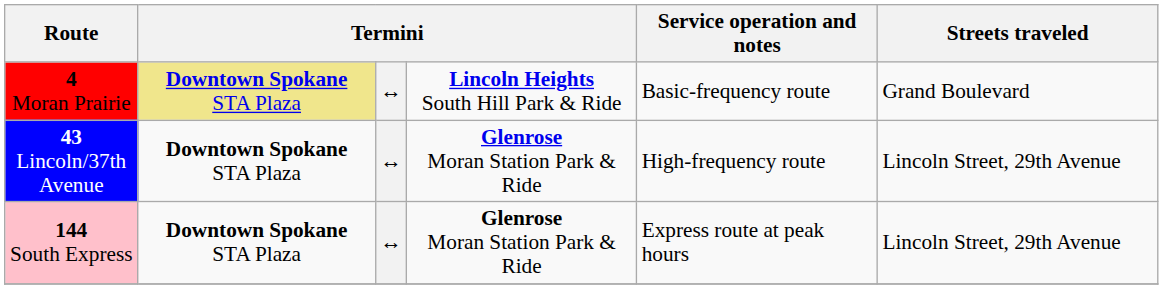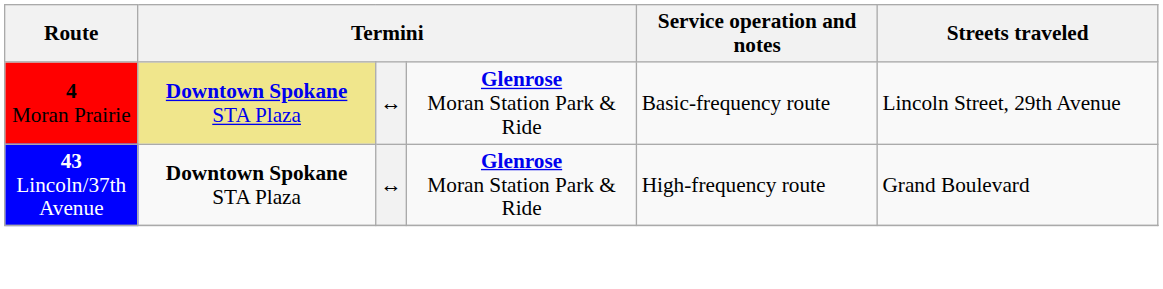(522, 91) Lincoln Heights South Hill Park & Ride -> (522, 103) Glenrose Moran Station Park & Ride
(956, 91) Grand Boulevard -> (1002, 103) Lincoln Street, 29th Avenue
(1002, 160) Lincoln Street, 29th Avenue -> (956, 184) Grand Boulevard
- row: (71, 242)
